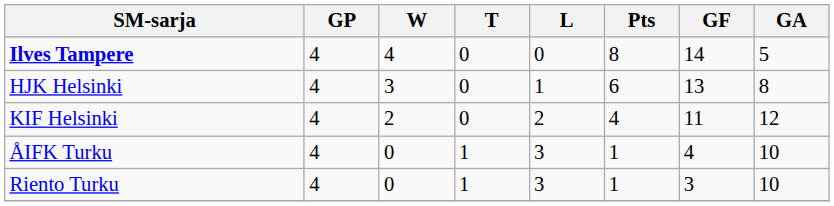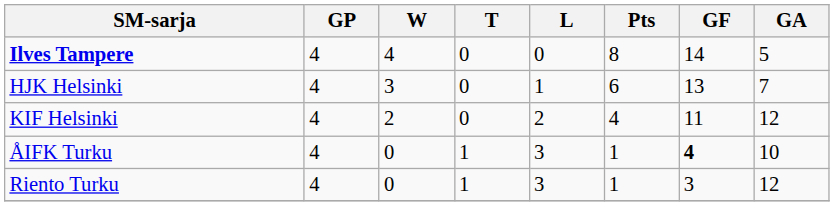(764, 86) 8 -> (764, 86) 7
(689, 151) normal -> (689, 151) bold
(769, 184) 10 -> (769, 184) 12
